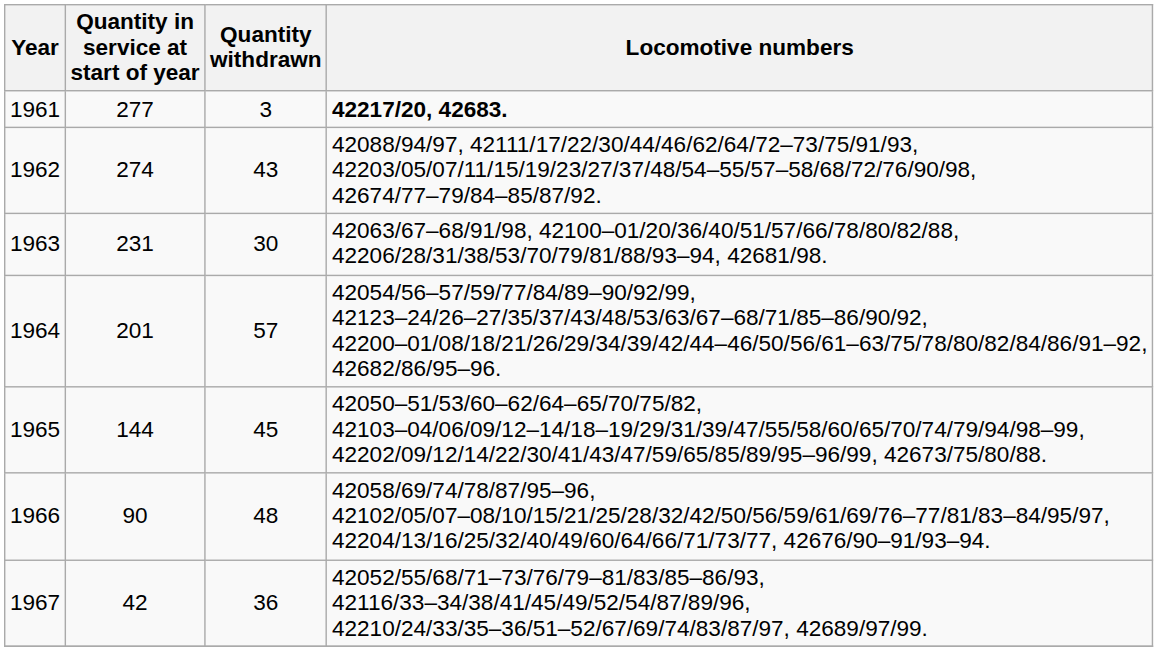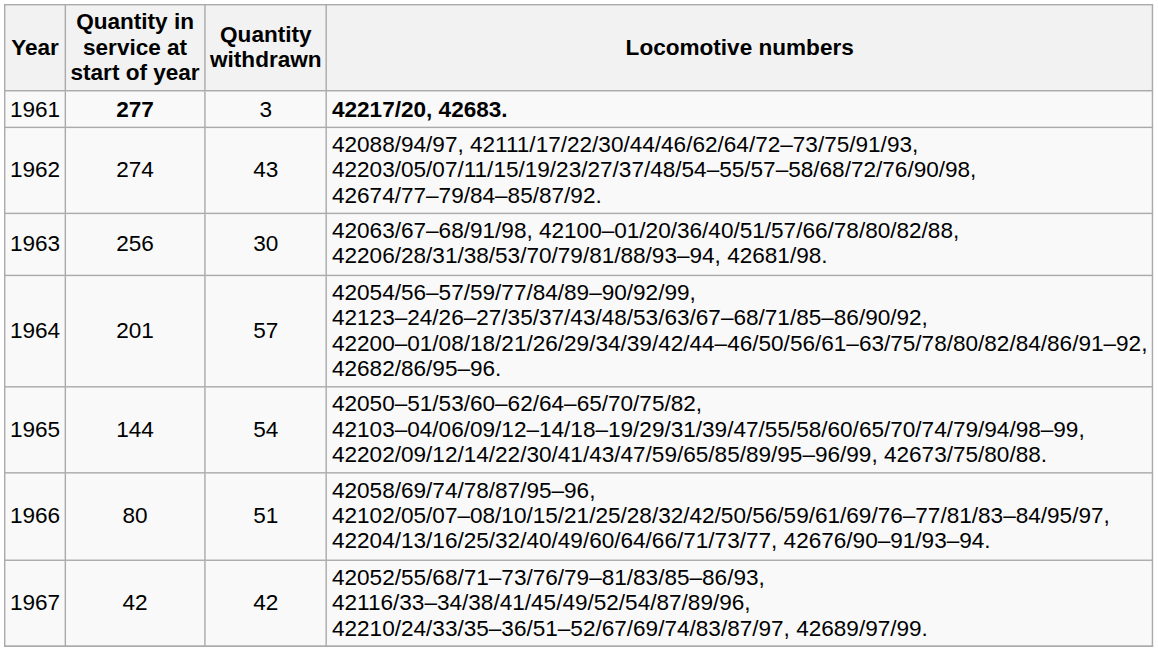(135, 108) normal -> (135, 108) bold
(135, 243) 231 -> (135, 243) 256
(266, 429) 45 -> (266, 429) 54
(135, 516) 90 -> (135, 516) 80
(266, 516) 48 -> (266, 516) 51
(266, 602) 36 -> (266, 602) 42
